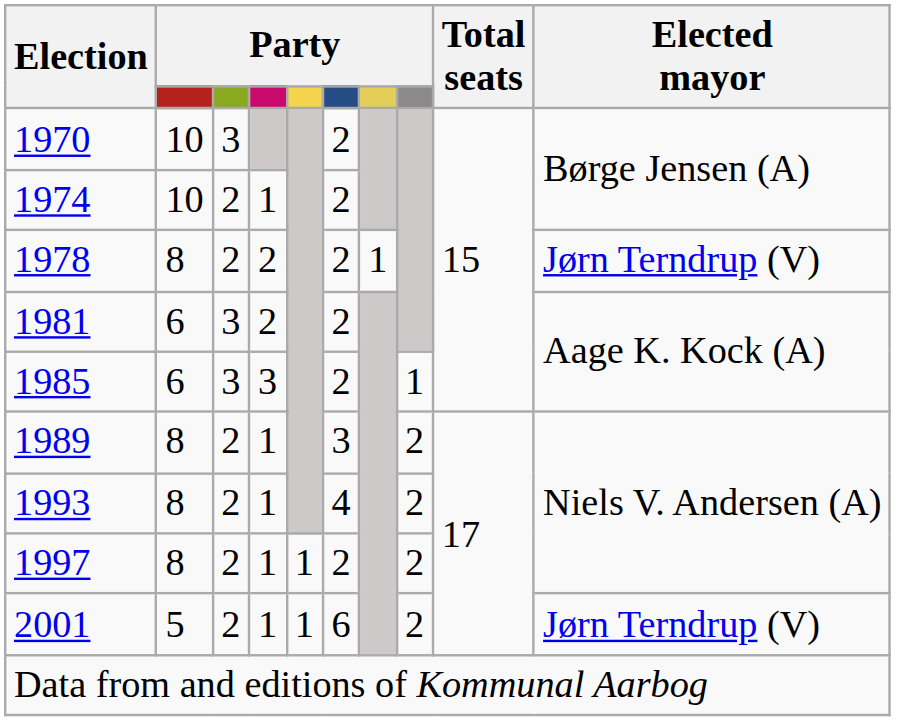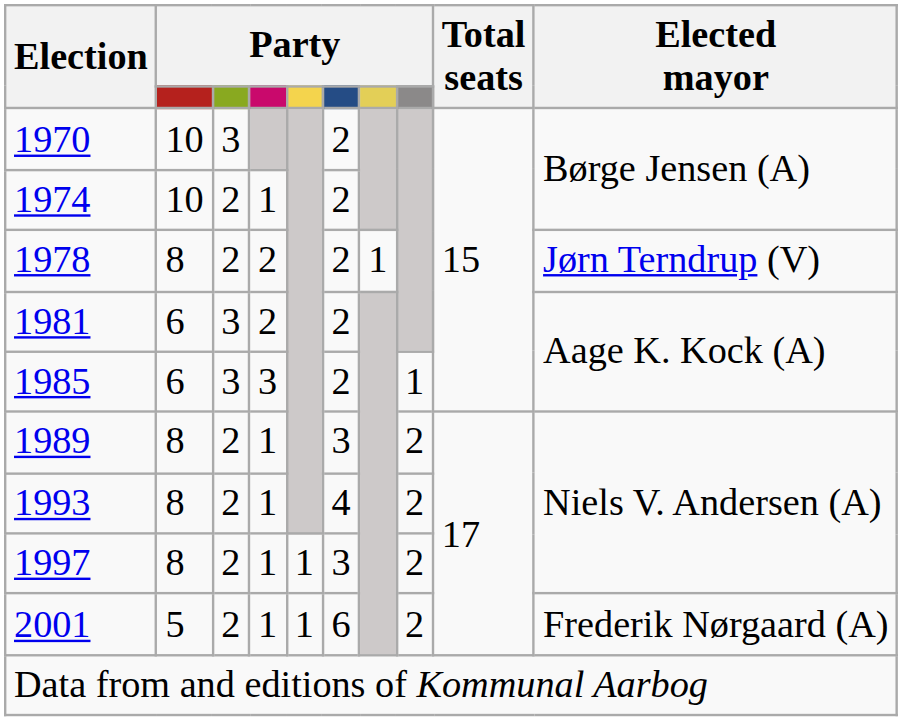(341, 563) 2 -> (341, 563) 3
(682, 623) Jørn Terndrup (V) -> (716, 623) Frederik Nørgaard (A)
